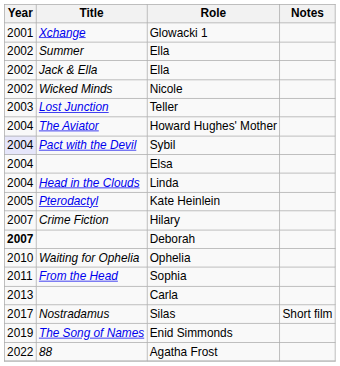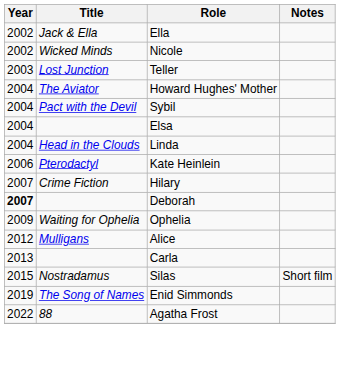- row: (62, 32)
- row: (61, 51)
(20, 145) lavender background -> (20, 107) no background
(20, 201) 2005 -> (20, 164) 2006
(20, 257) 2010 -> (20, 220) 2009
- row: (78, 276)
+ row: (64, 239)
(20, 314) 2017 -> (20, 276) 2015
